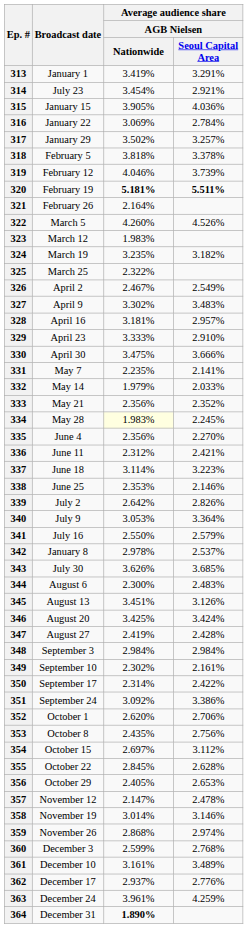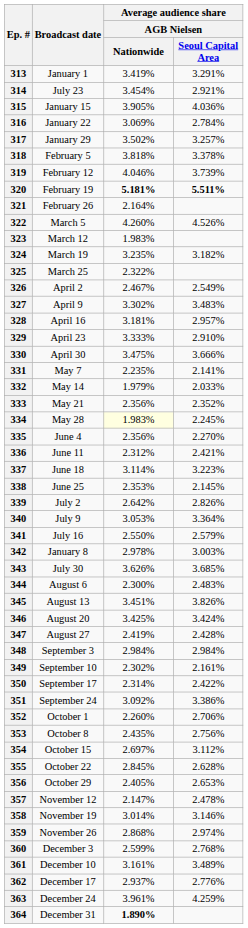(208, 486) 2.146% -> (208, 486) 2.145%
(208, 552) 2.537% -> (208, 552) 3.003%
(208, 601) 3.126% -> (208, 601) 3.826%
(138, 717) 2.620% -> (138, 717) 2.260%
